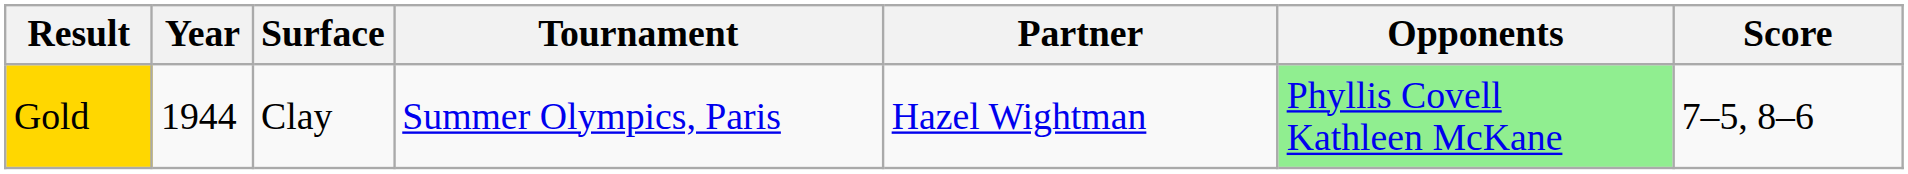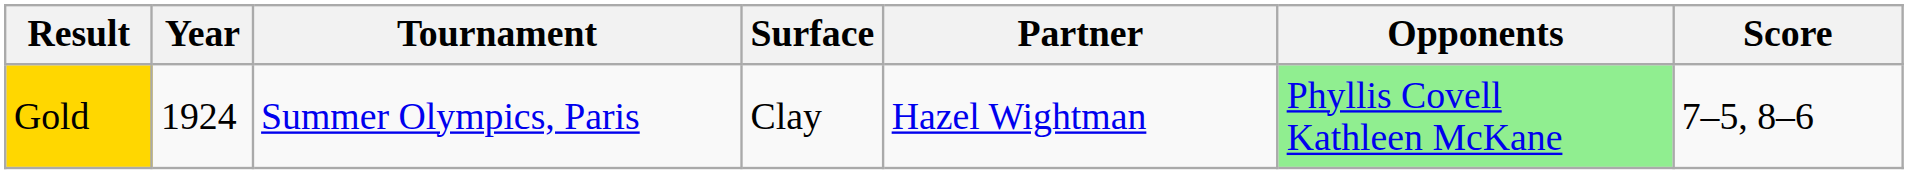columns swapped: (638, 34) <-> (323, 34)
(199, 115) 1944 -> (199, 115) 1924
